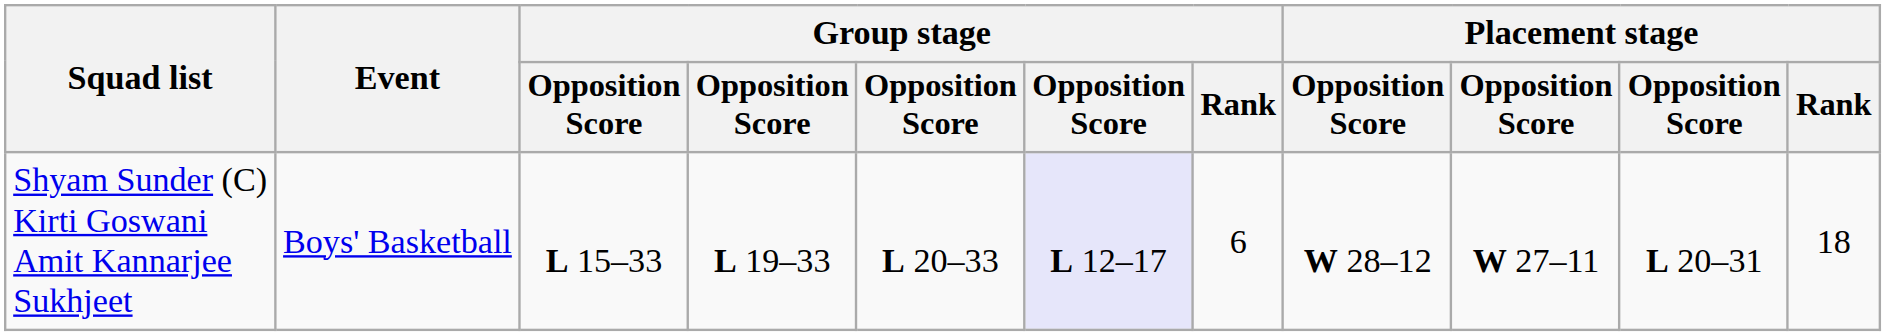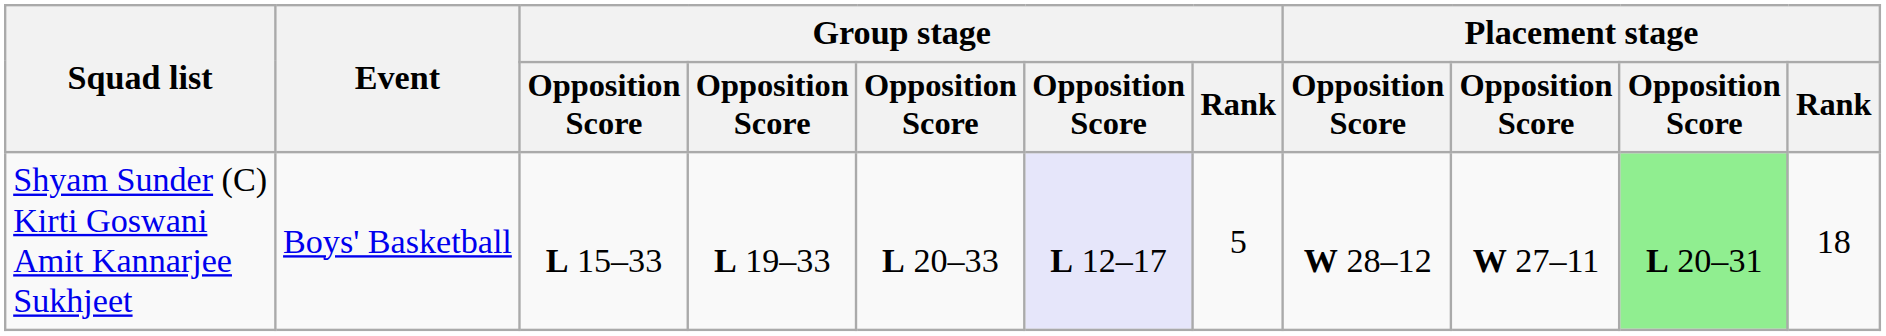(1238, 240) 6 -> (1238, 240) 5
(1704, 261) no background -> (1704, 261) lightgreen background
